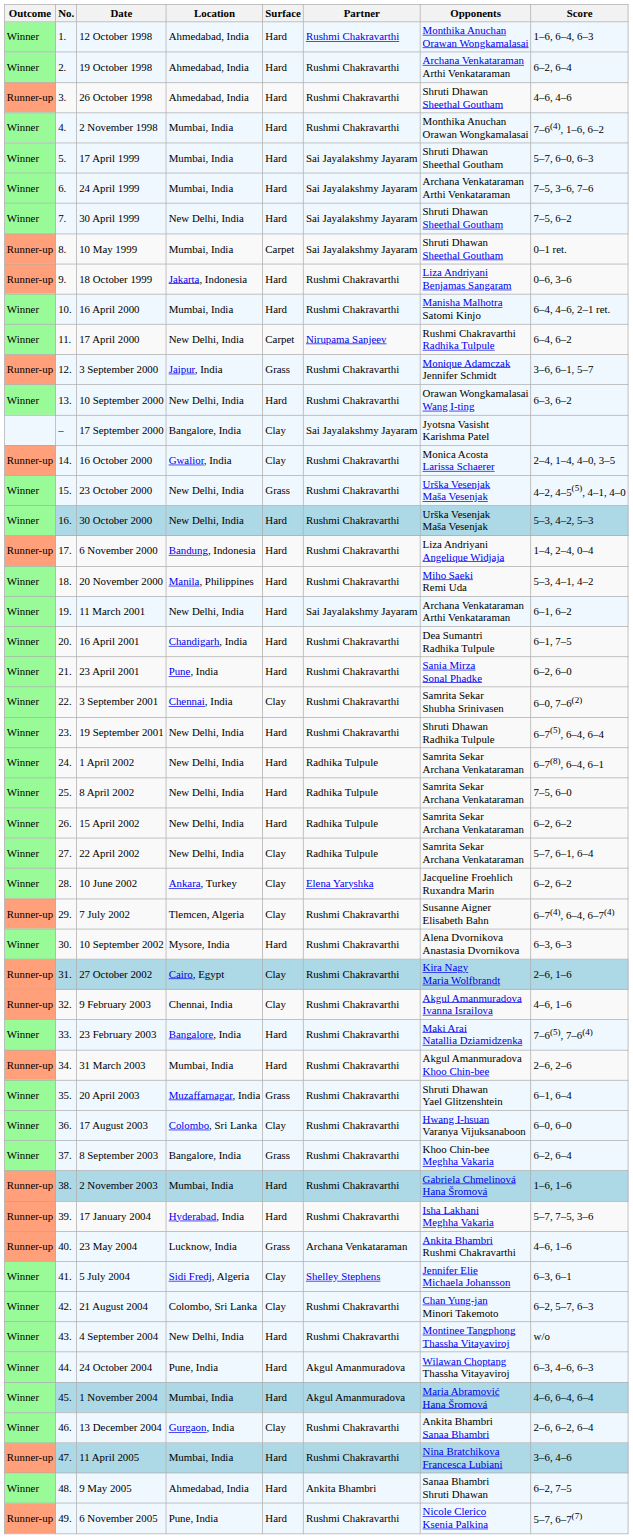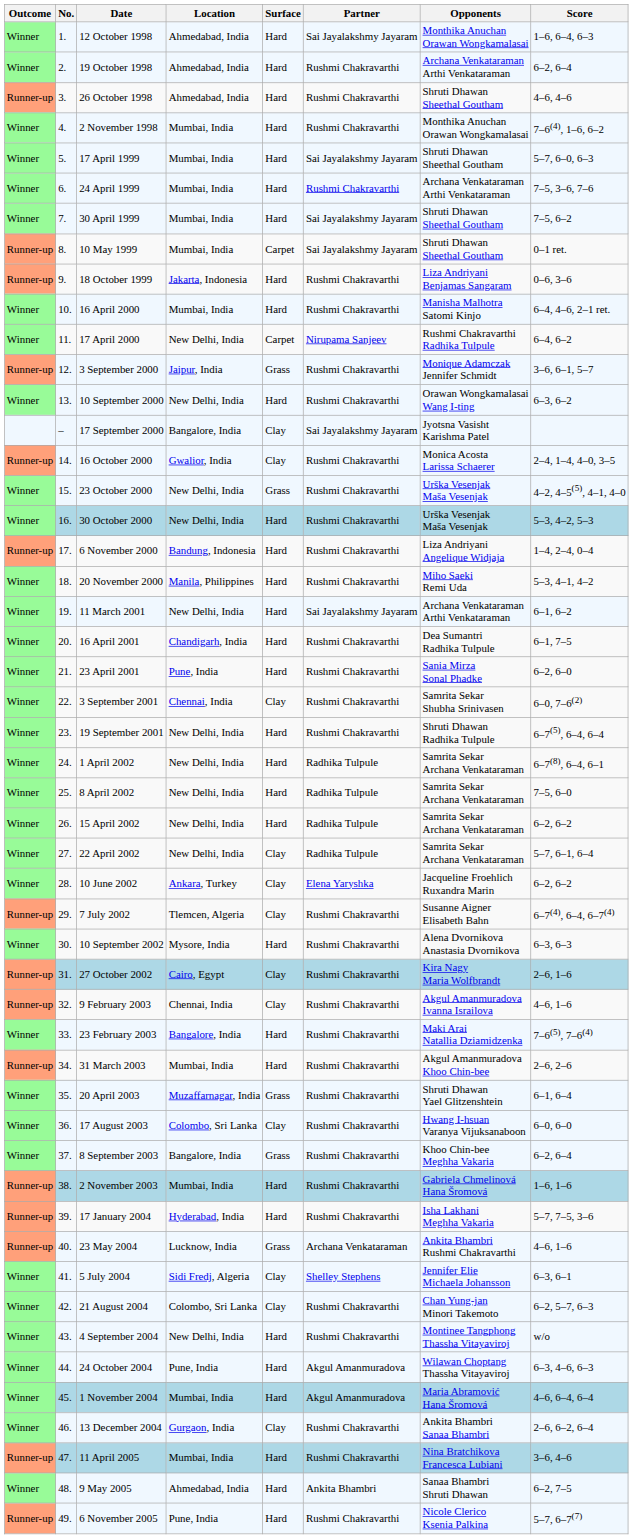(353, 36) Rushmi Chakravarthi -> (362, 36) Sai Jayalakshmy Jayaram
(362, 187) Sai Jayalakshmy Jayaram -> (353, 187) Rushmi Chakravarthi
(206, 218) New Delhi, India -> (201, 218) Mumbai, India
